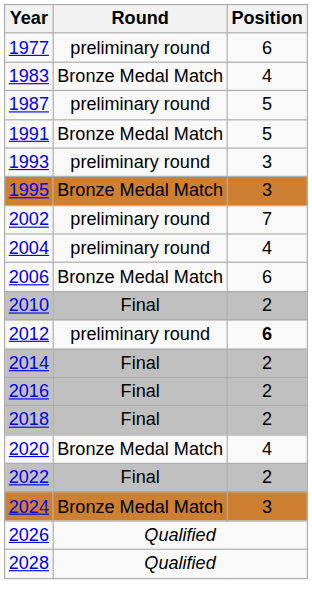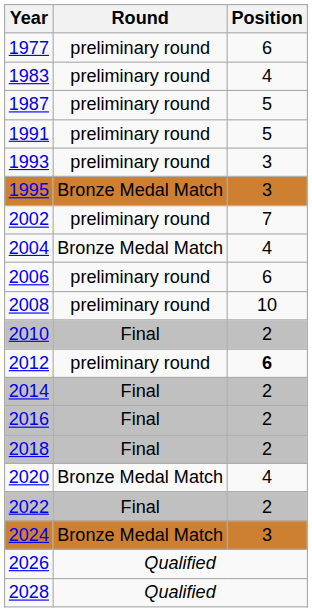(140, 76) Bronze Medal Match -> (140, 76) preliminary round
(140, 133) Bronze Medal Match -> (140, 133) preliminary round
(140, 248) preliminary round -> (140, 248) Bronze Medal Match
(140, 276) Bronze Medal Match -> (140, 276) preliminary round
+ row: (29, 305)
